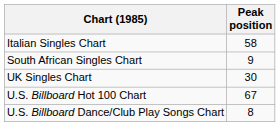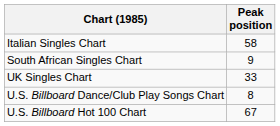(251, 78) 30 -> (251, 78) 33
rows swapped: (116, 113) <-> (77, 95)
